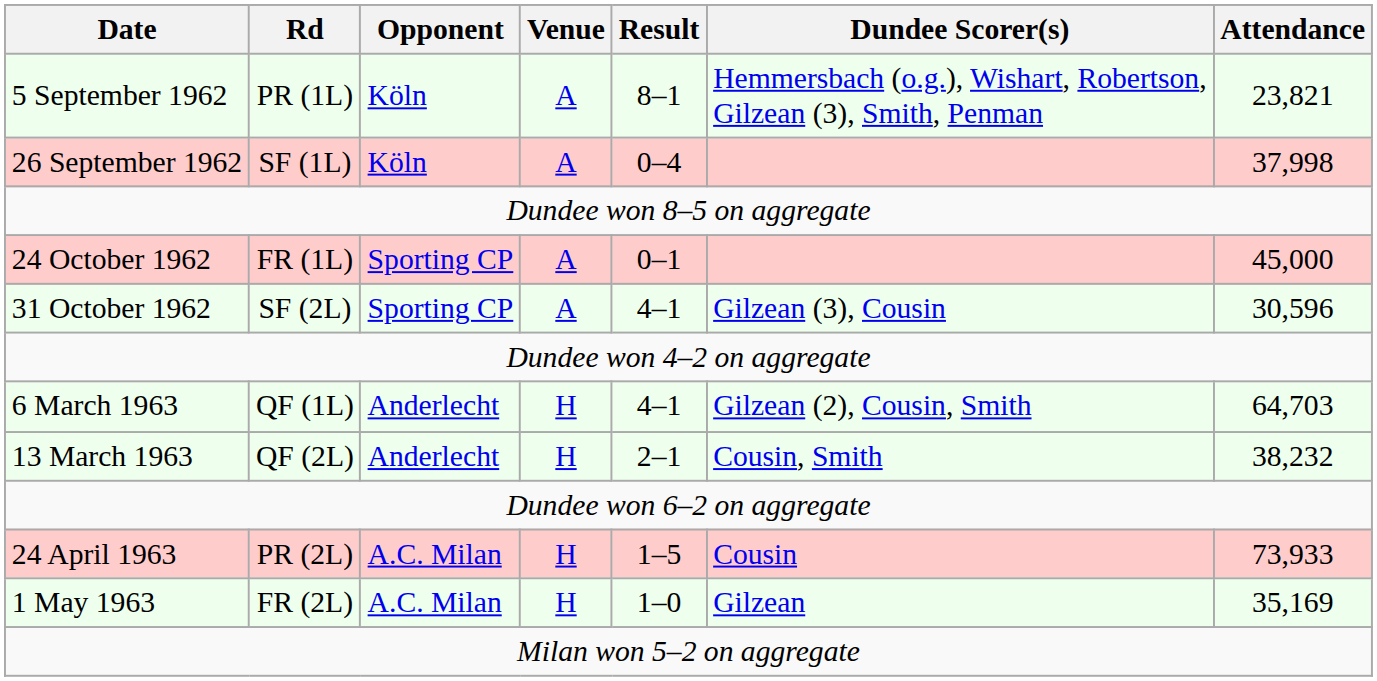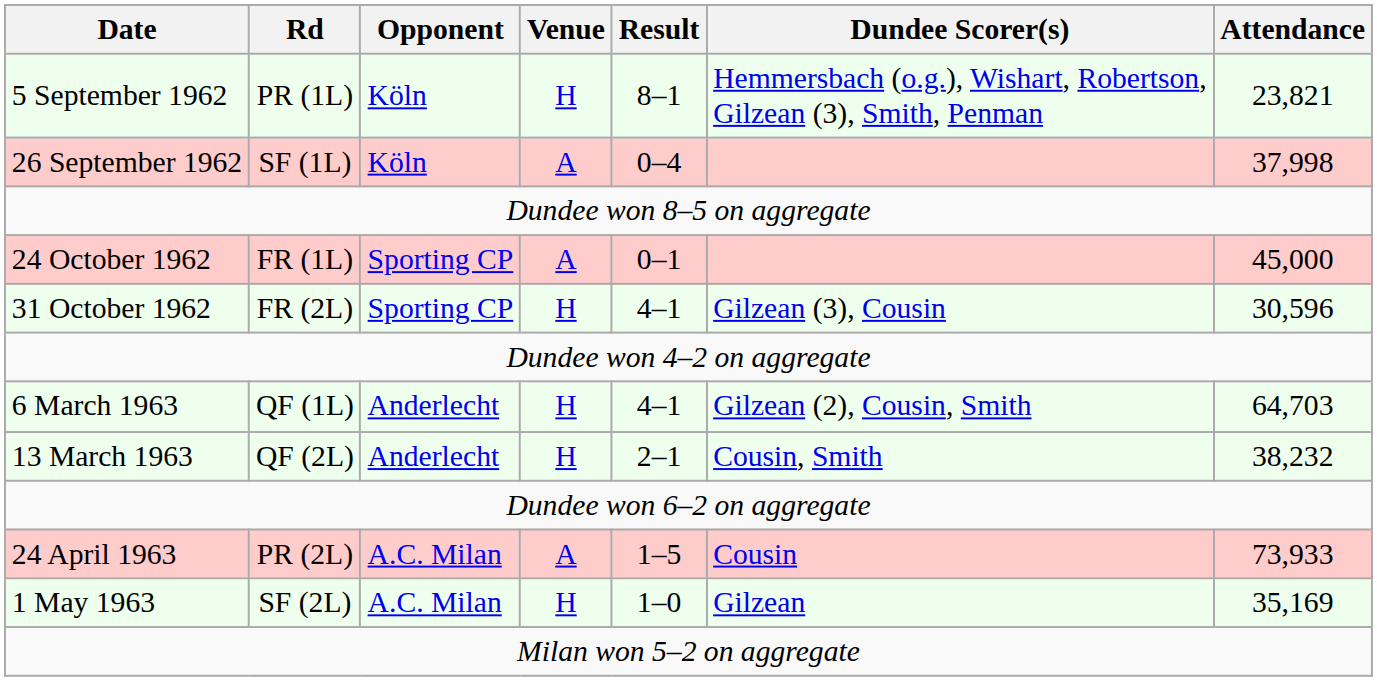(566, 95) A -> (566, 95) H
(305, 308) SF (2L) -> (305, 308) FR (2L)
(566, 308) A -> (566, 308) H
(566, 552) H -> (566, 552) A
(305, 601) FR (2L) -> (305, 601) SF (2L)
